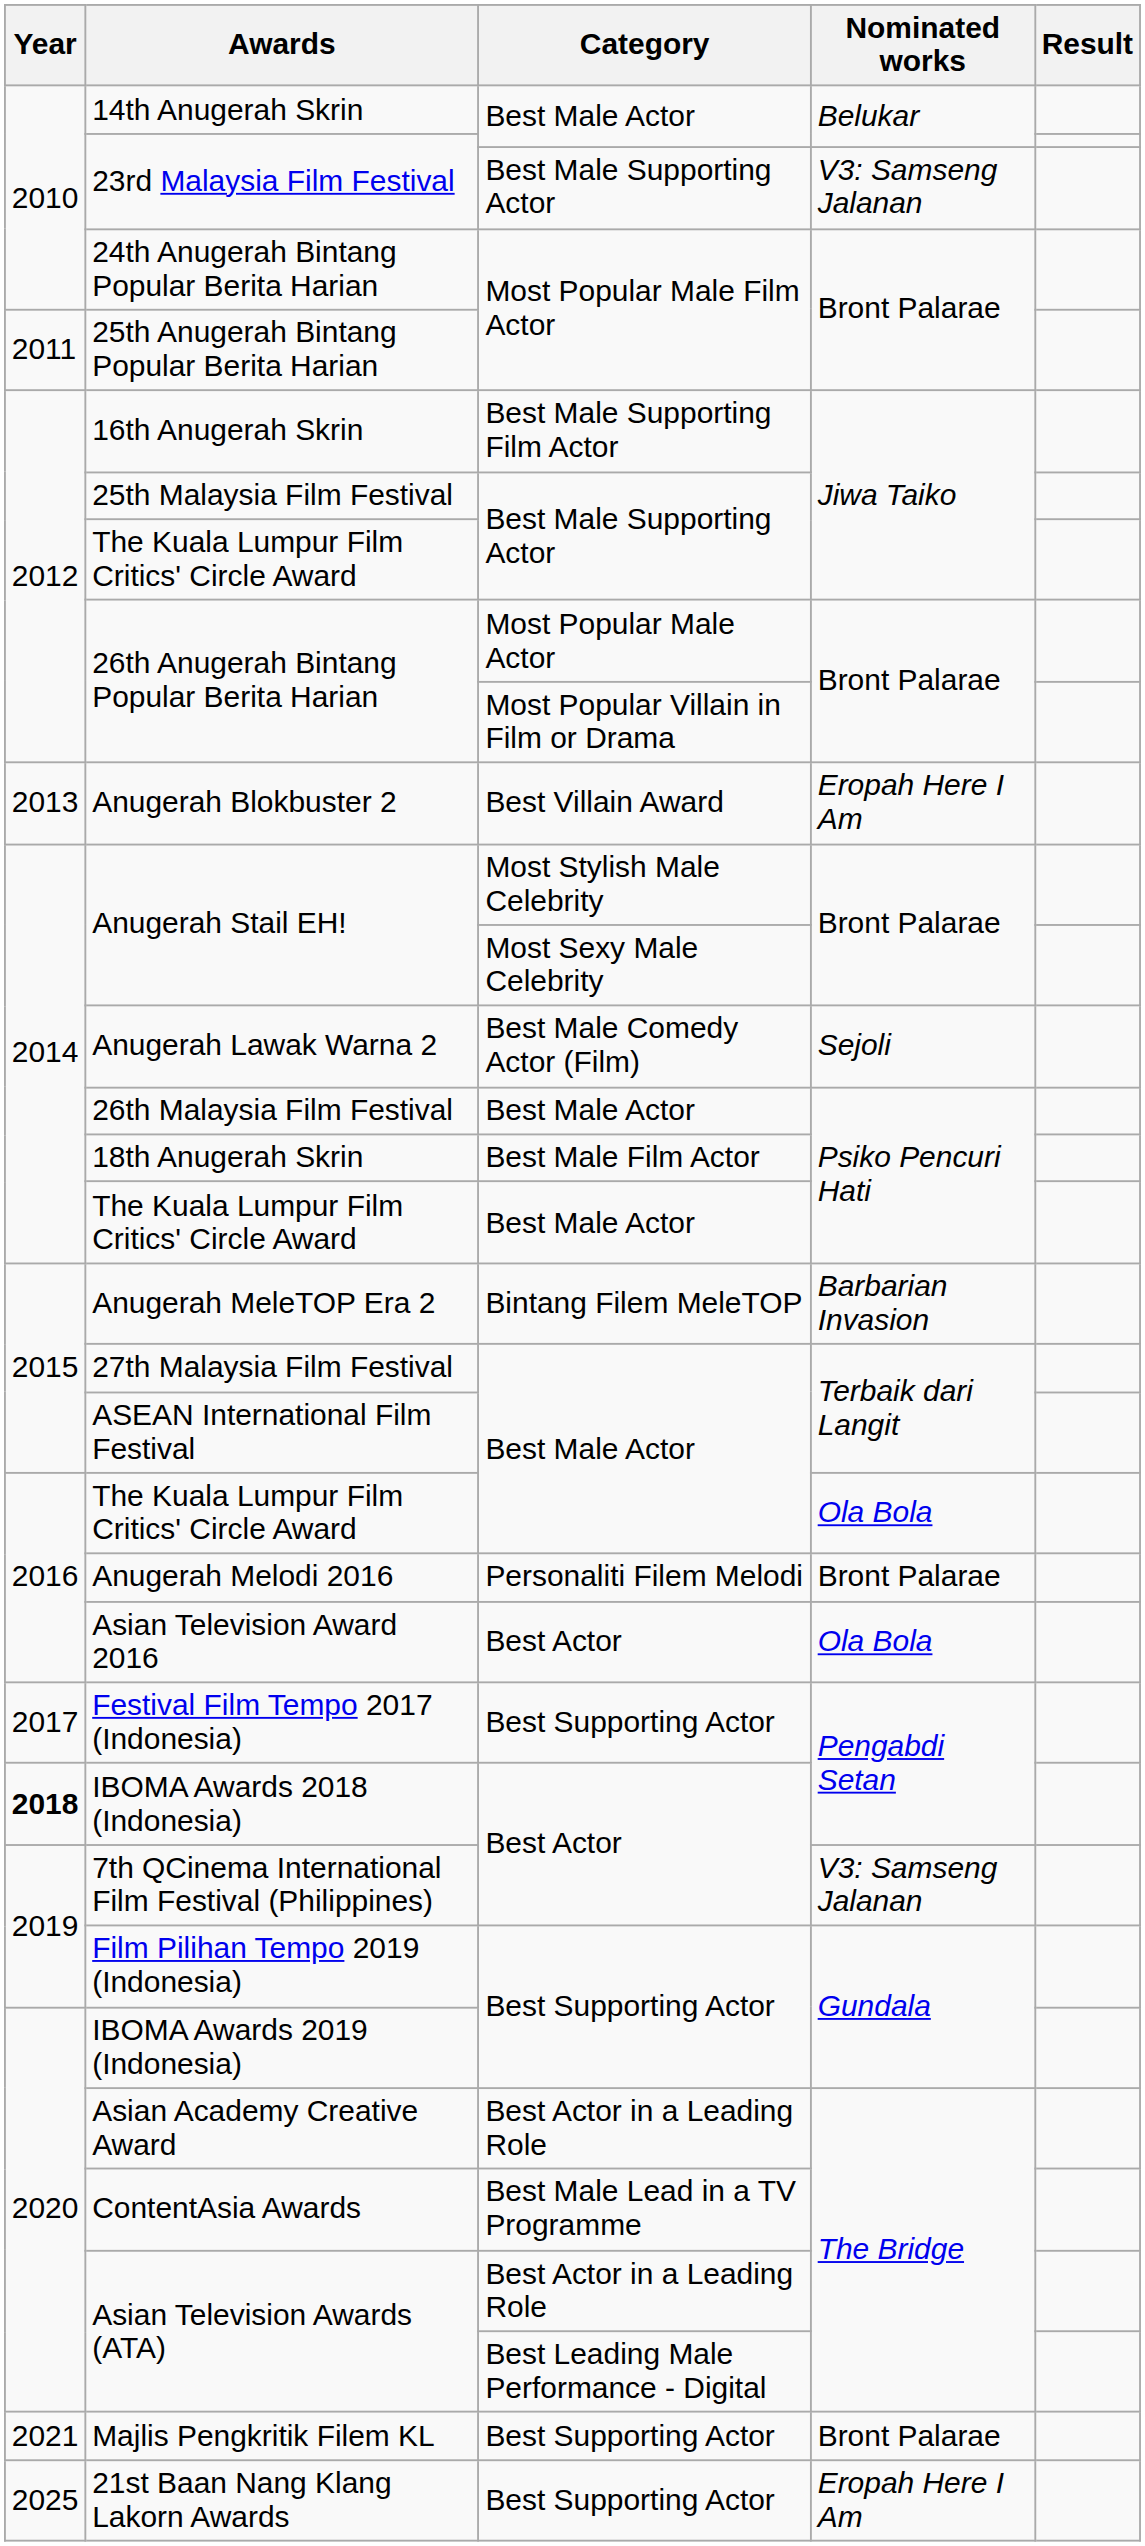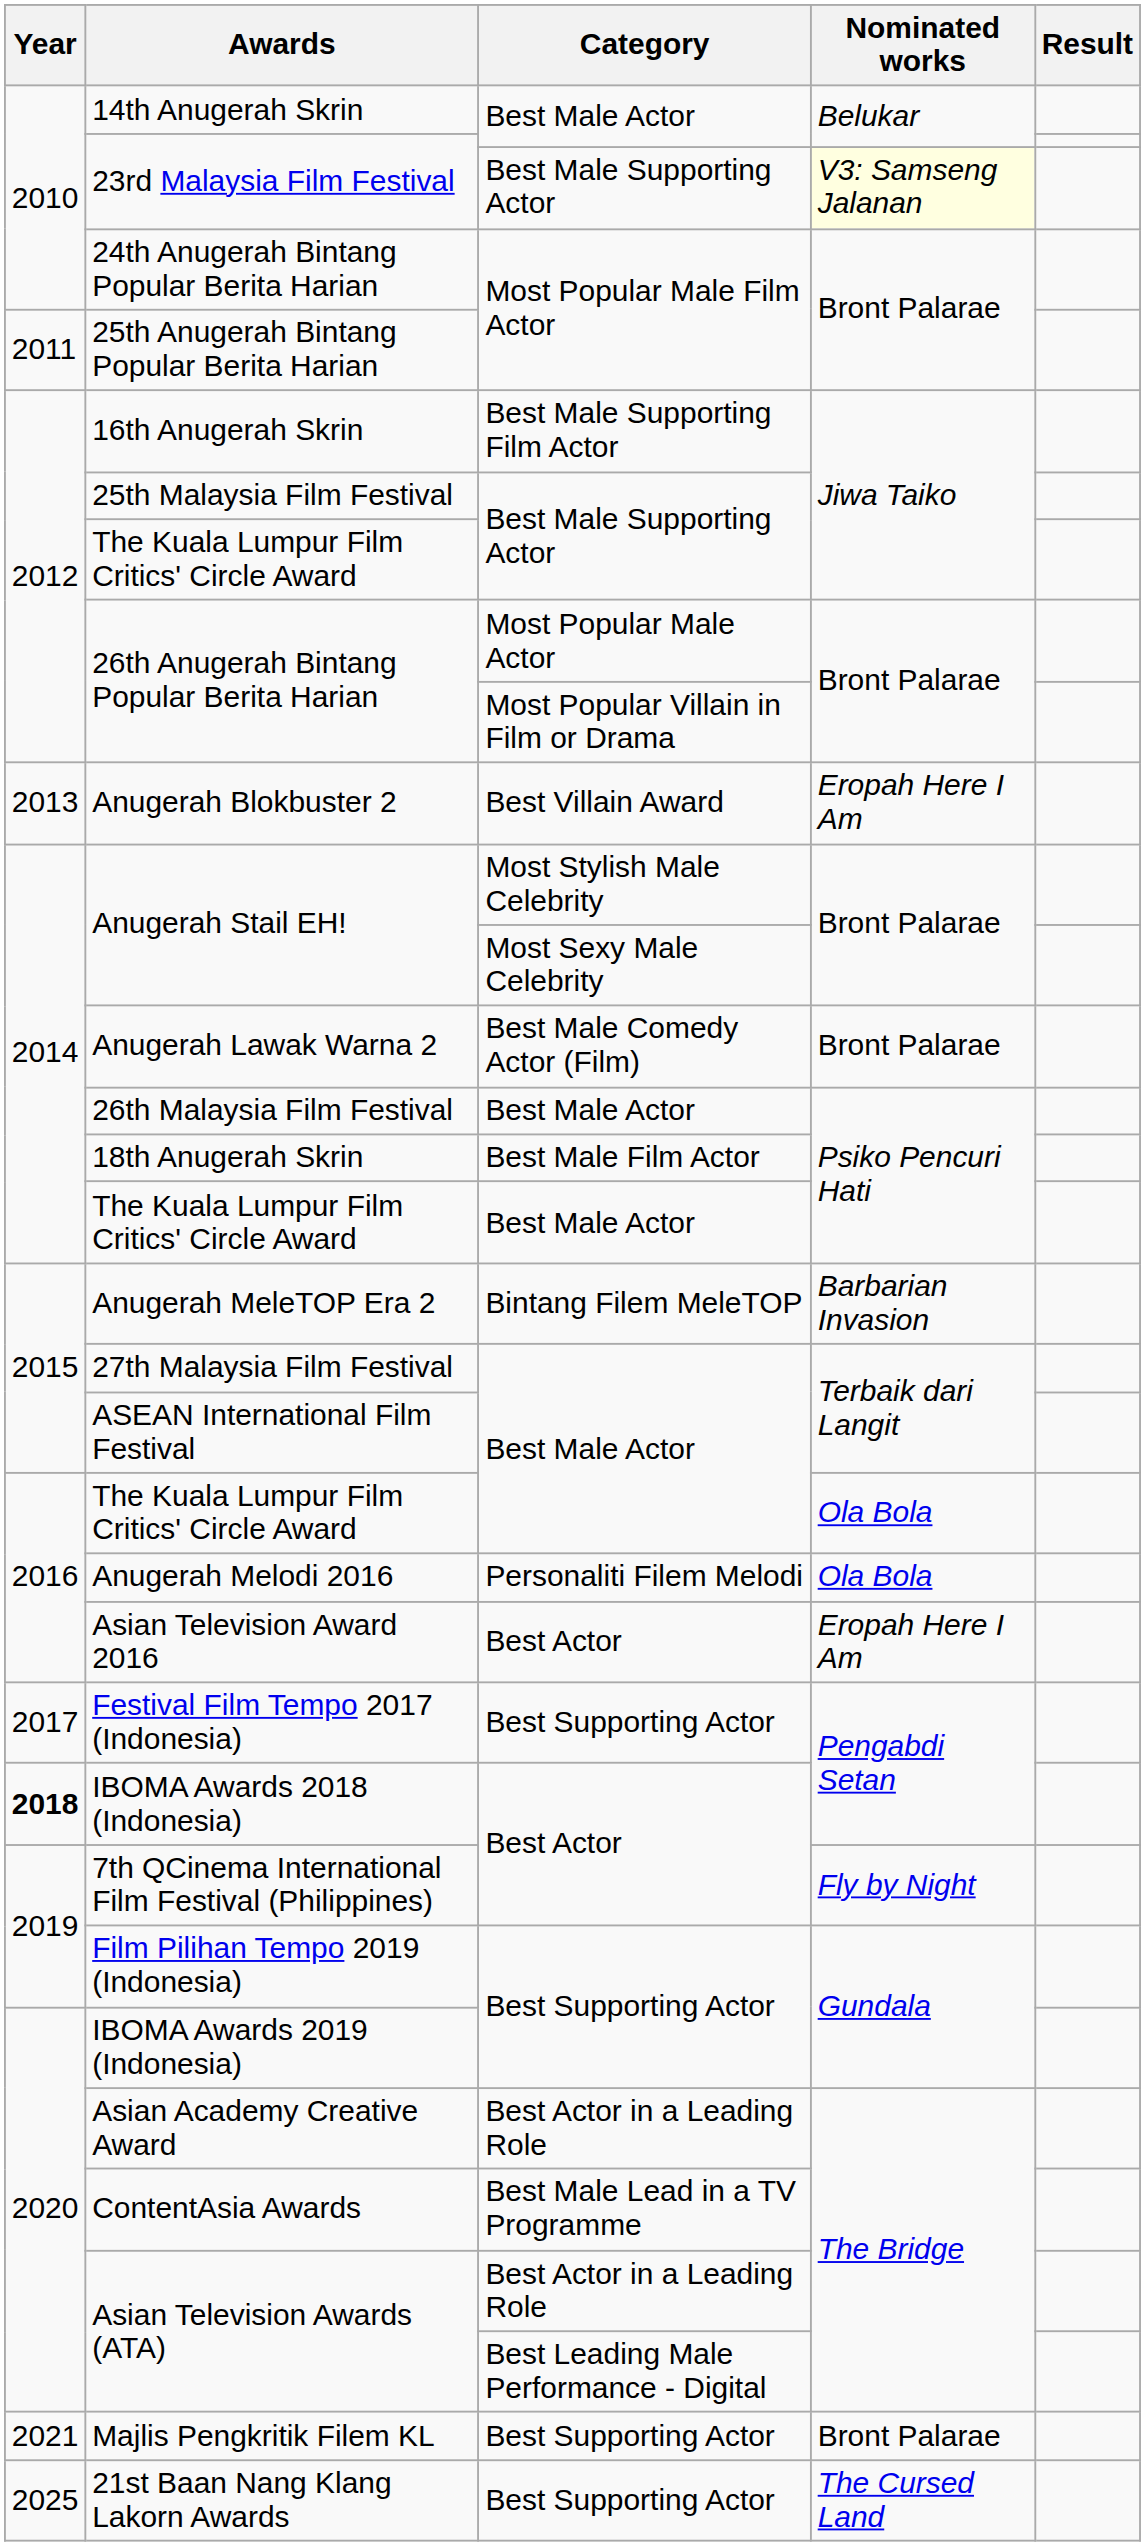(908, 187) no background -> (908, 187) lightyellow background
(854, 1045) Sejoli -> (909, 1045) Bront Palarae
(909, 1577) Bront Palarae -> (875, 1577) Ola Bola
(875, 1641) Ola Bola -> (911, 1641) Eropah Here I Am
(908, 1884) V3: Samseng Jalanan -> (897, 1884) Fly by Night
(911, 2499) Eropah Here I Am -> (896, 2499) The Cursed Land
